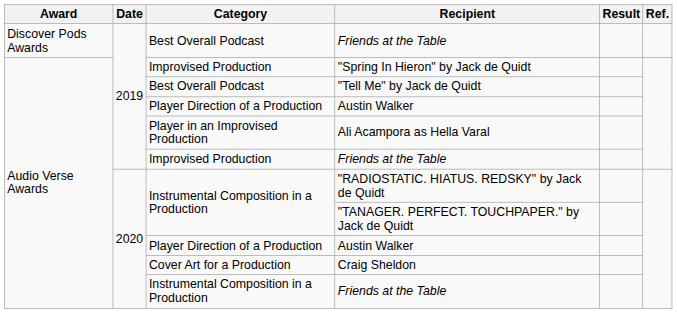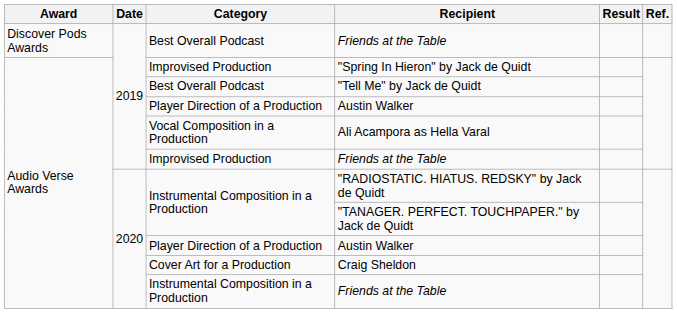(213, 132) Player in an Improvised Production -> (212, 132) Vocal Composition in a Production
